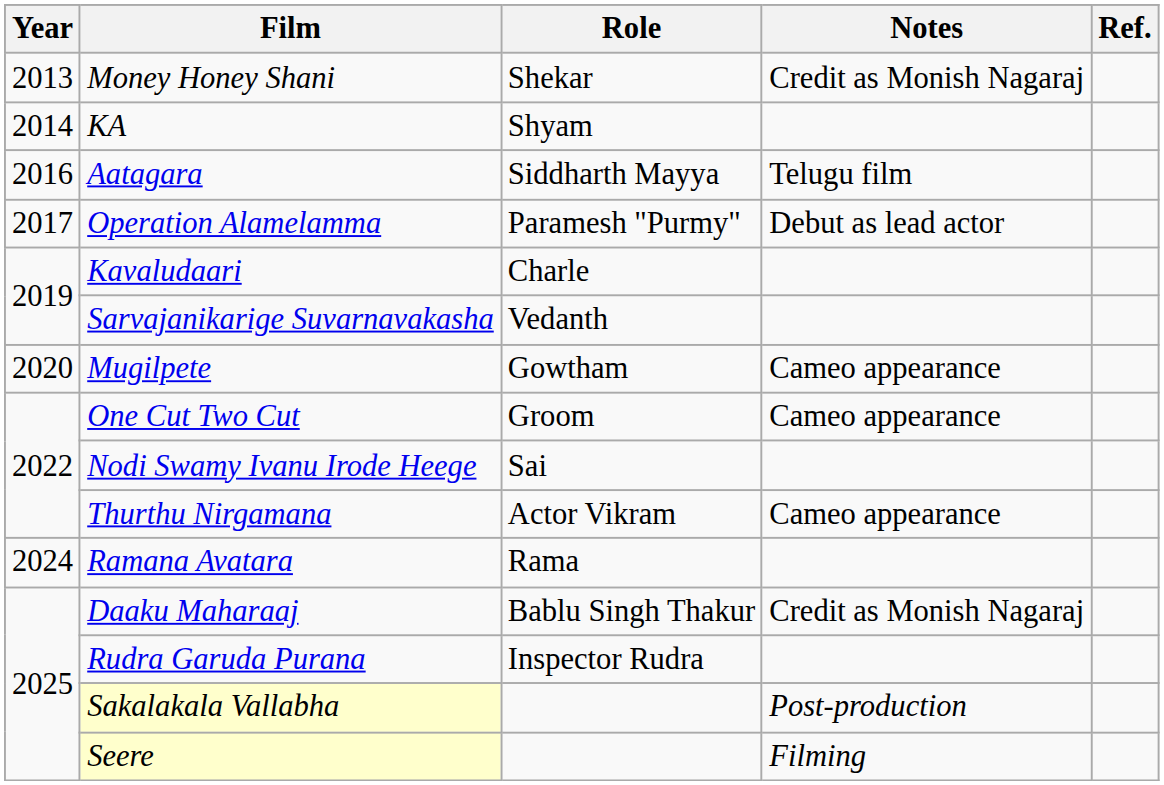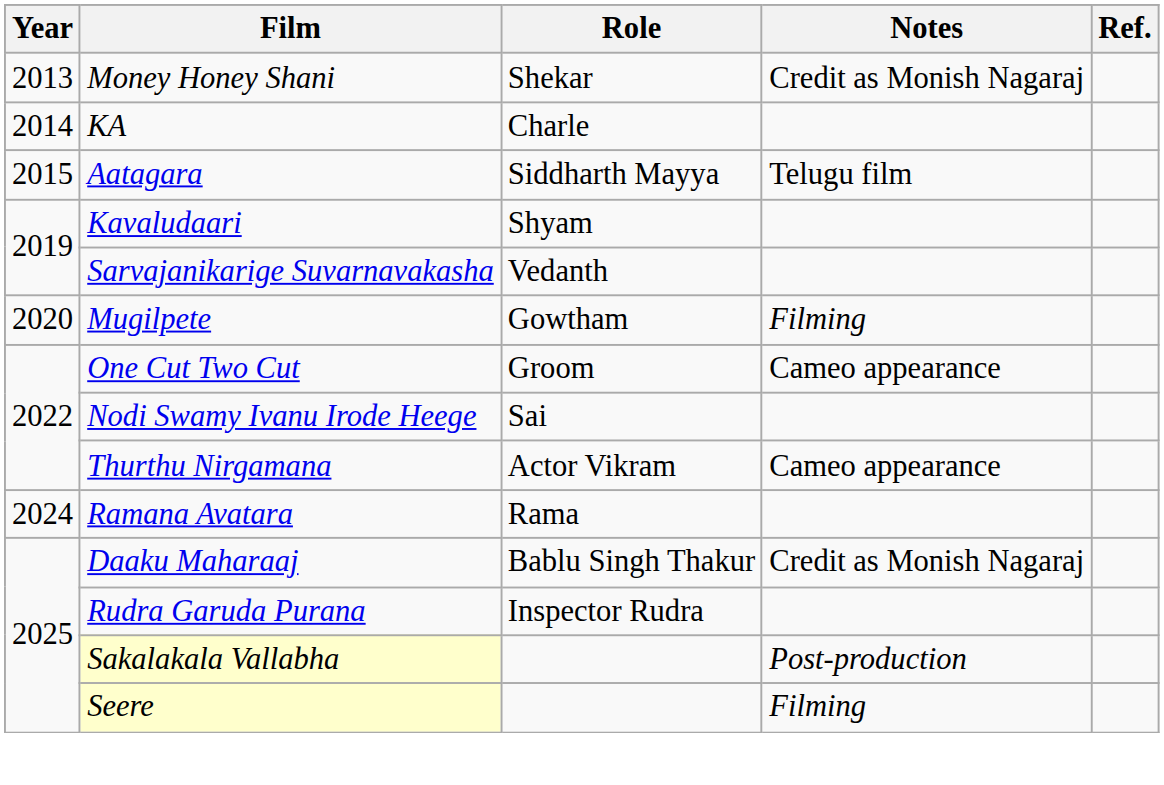(550, 125) Shyam -> (549, 125) Charle
(43, 174) 2016 -> (43, 174) 2015
- row: (234, 222)
(549, 271) Charle -> (550, 222) Shyam
(885, 367) Cameo appearance -> (818, 319) Filming
